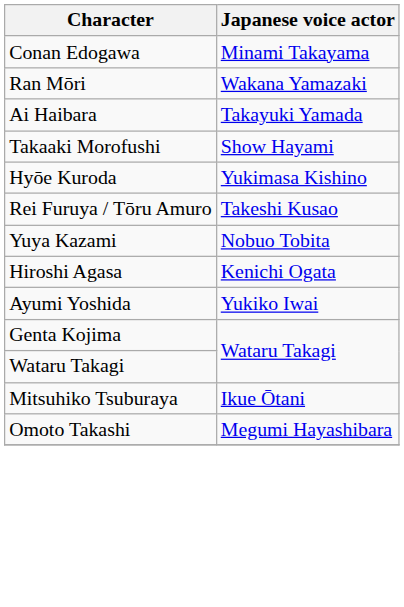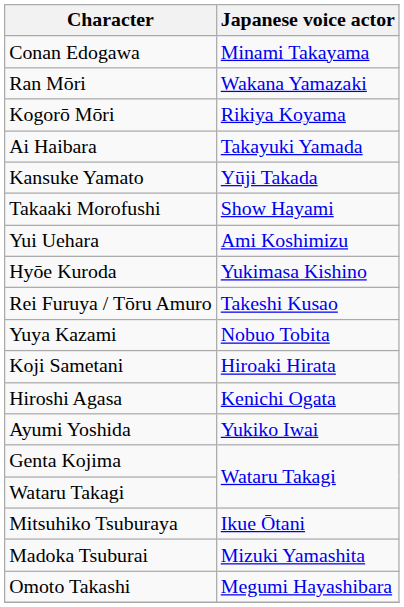+ row: (62, 114)
+ row: (76, 177)
+ row: (54, 240)
+ row: (66, 366)
+ row: (79, 555)
